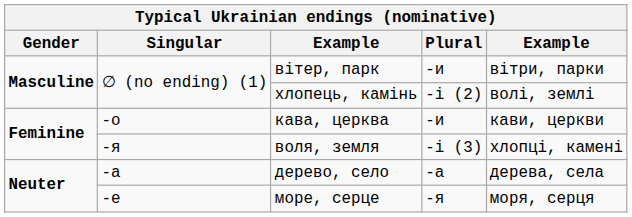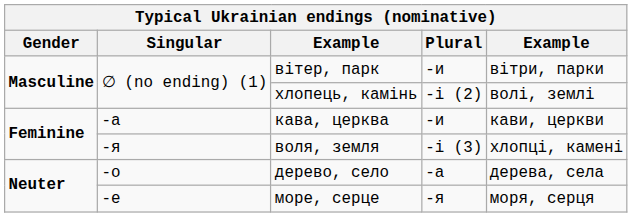(111, 121) -о -> (111, 121) -а
(111, 173) -а -> (111, 173) -о
